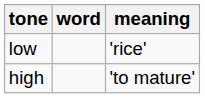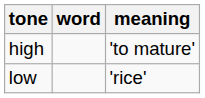rows swapped: (26, 78) <-> (23, 48)
